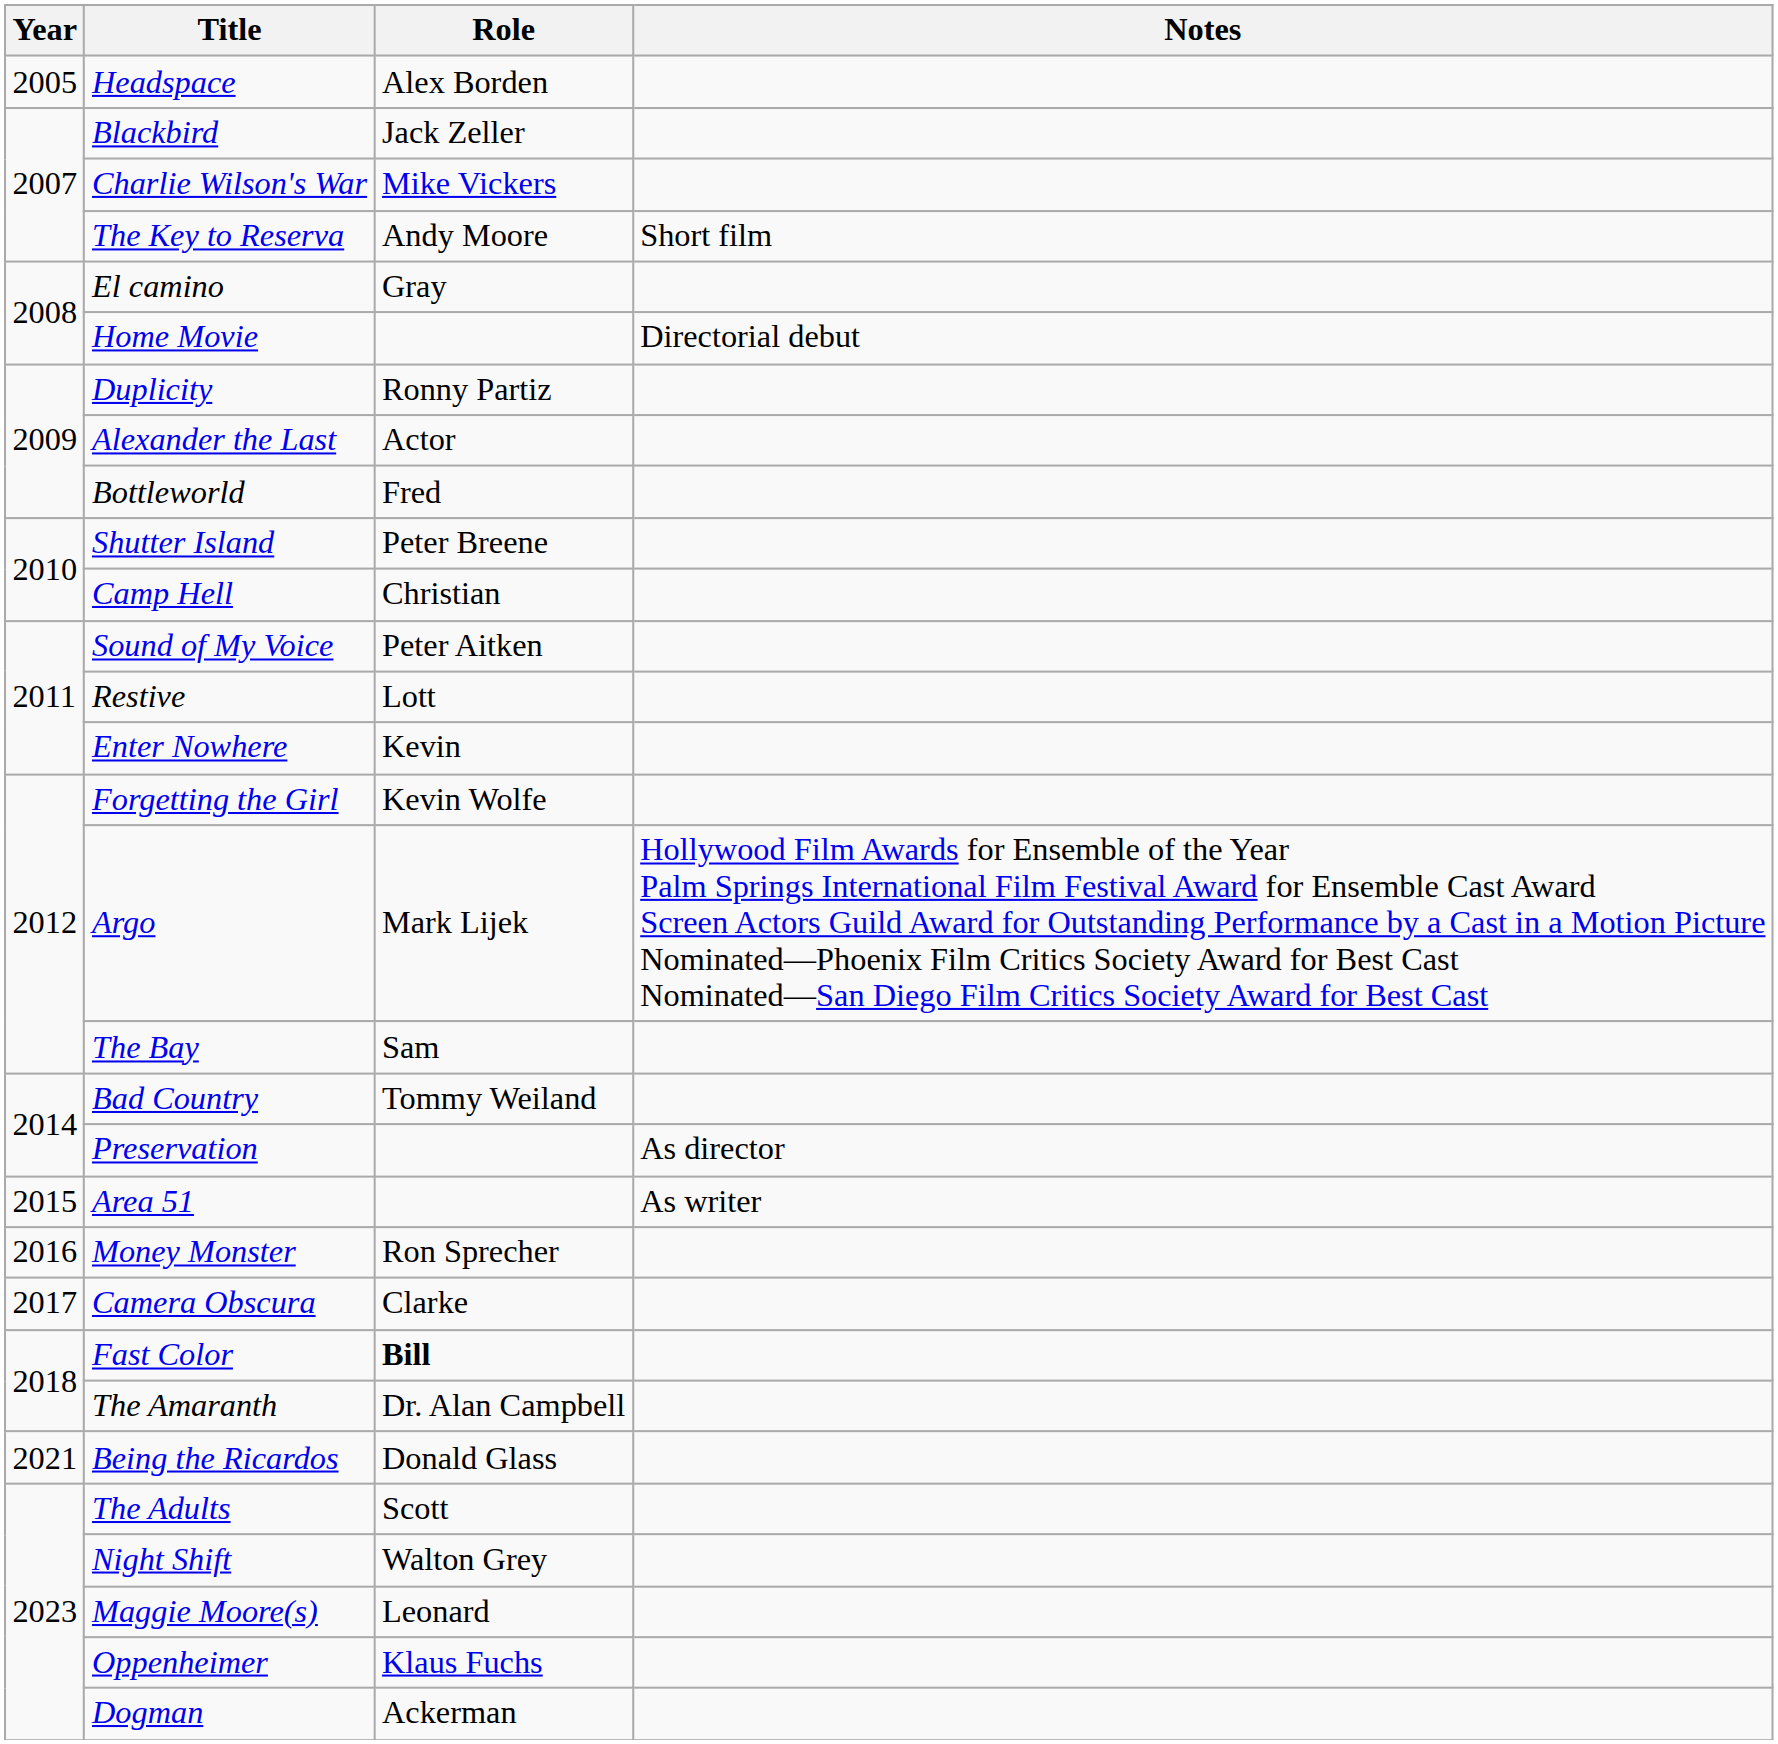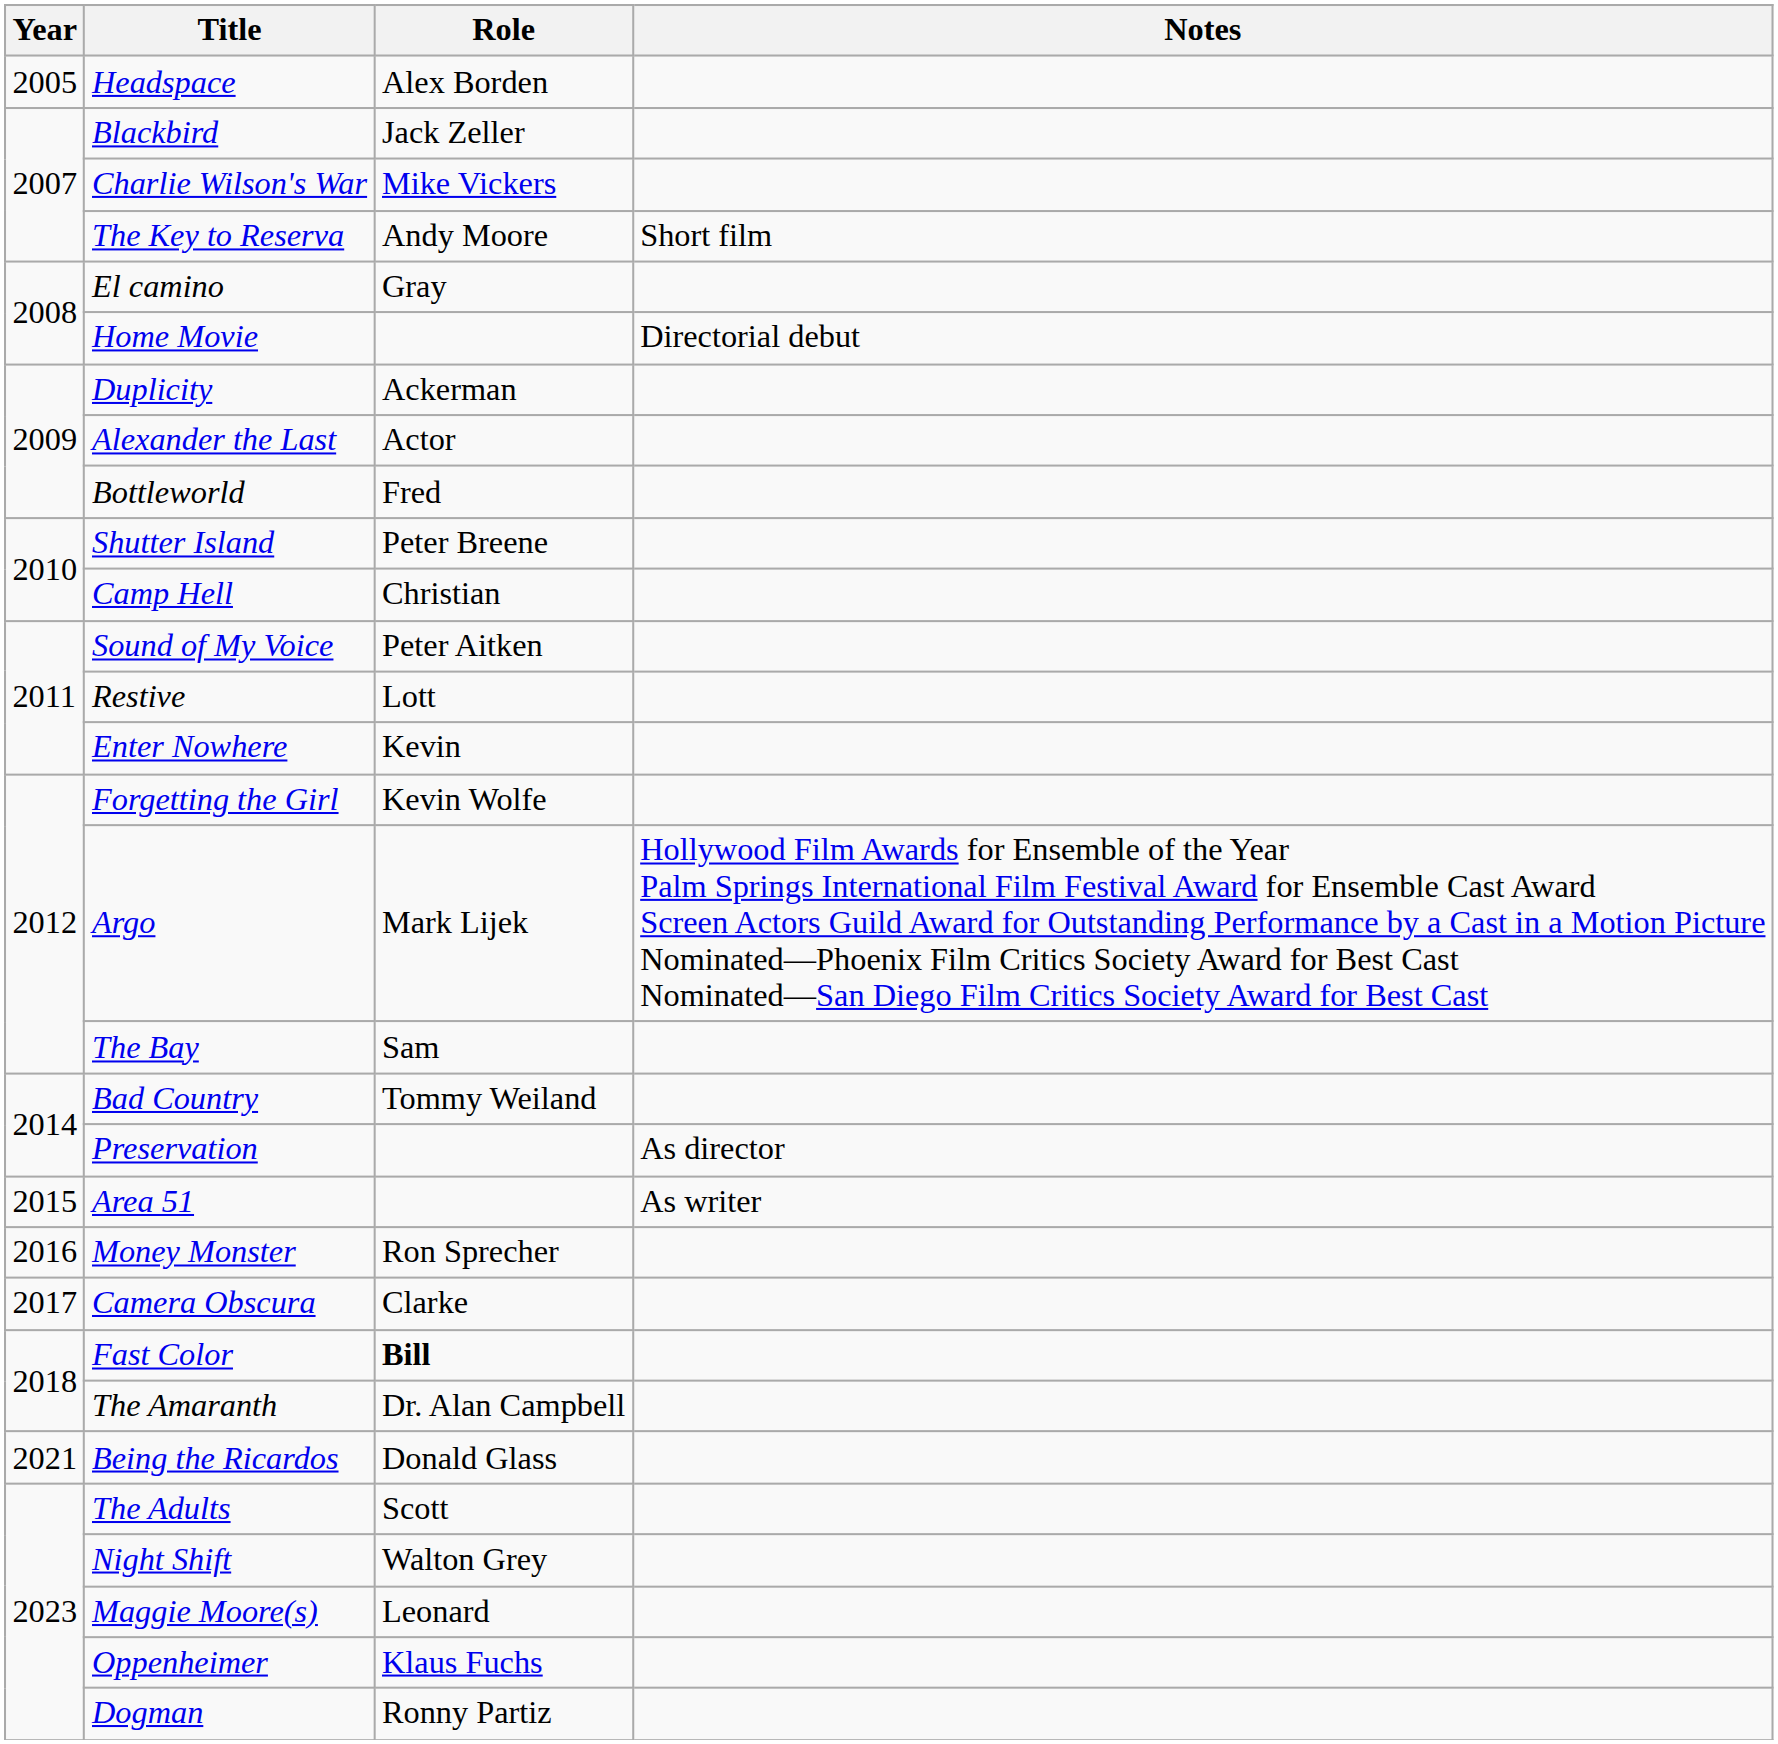(467, 388) Ronny Partiz -> (449, 388) Ackerman
(449, 1713) Ackerman -> (467, 1713) Ronny Partiz
